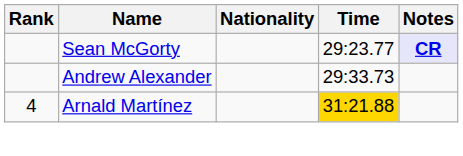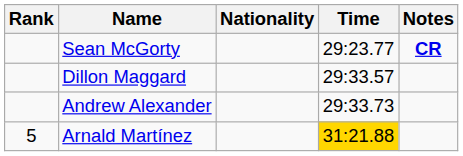(428, 48) lavender background -> (428, 48) no background
+ row: (124, 77)
(31, 106) 4 -> (31, 135) 5
